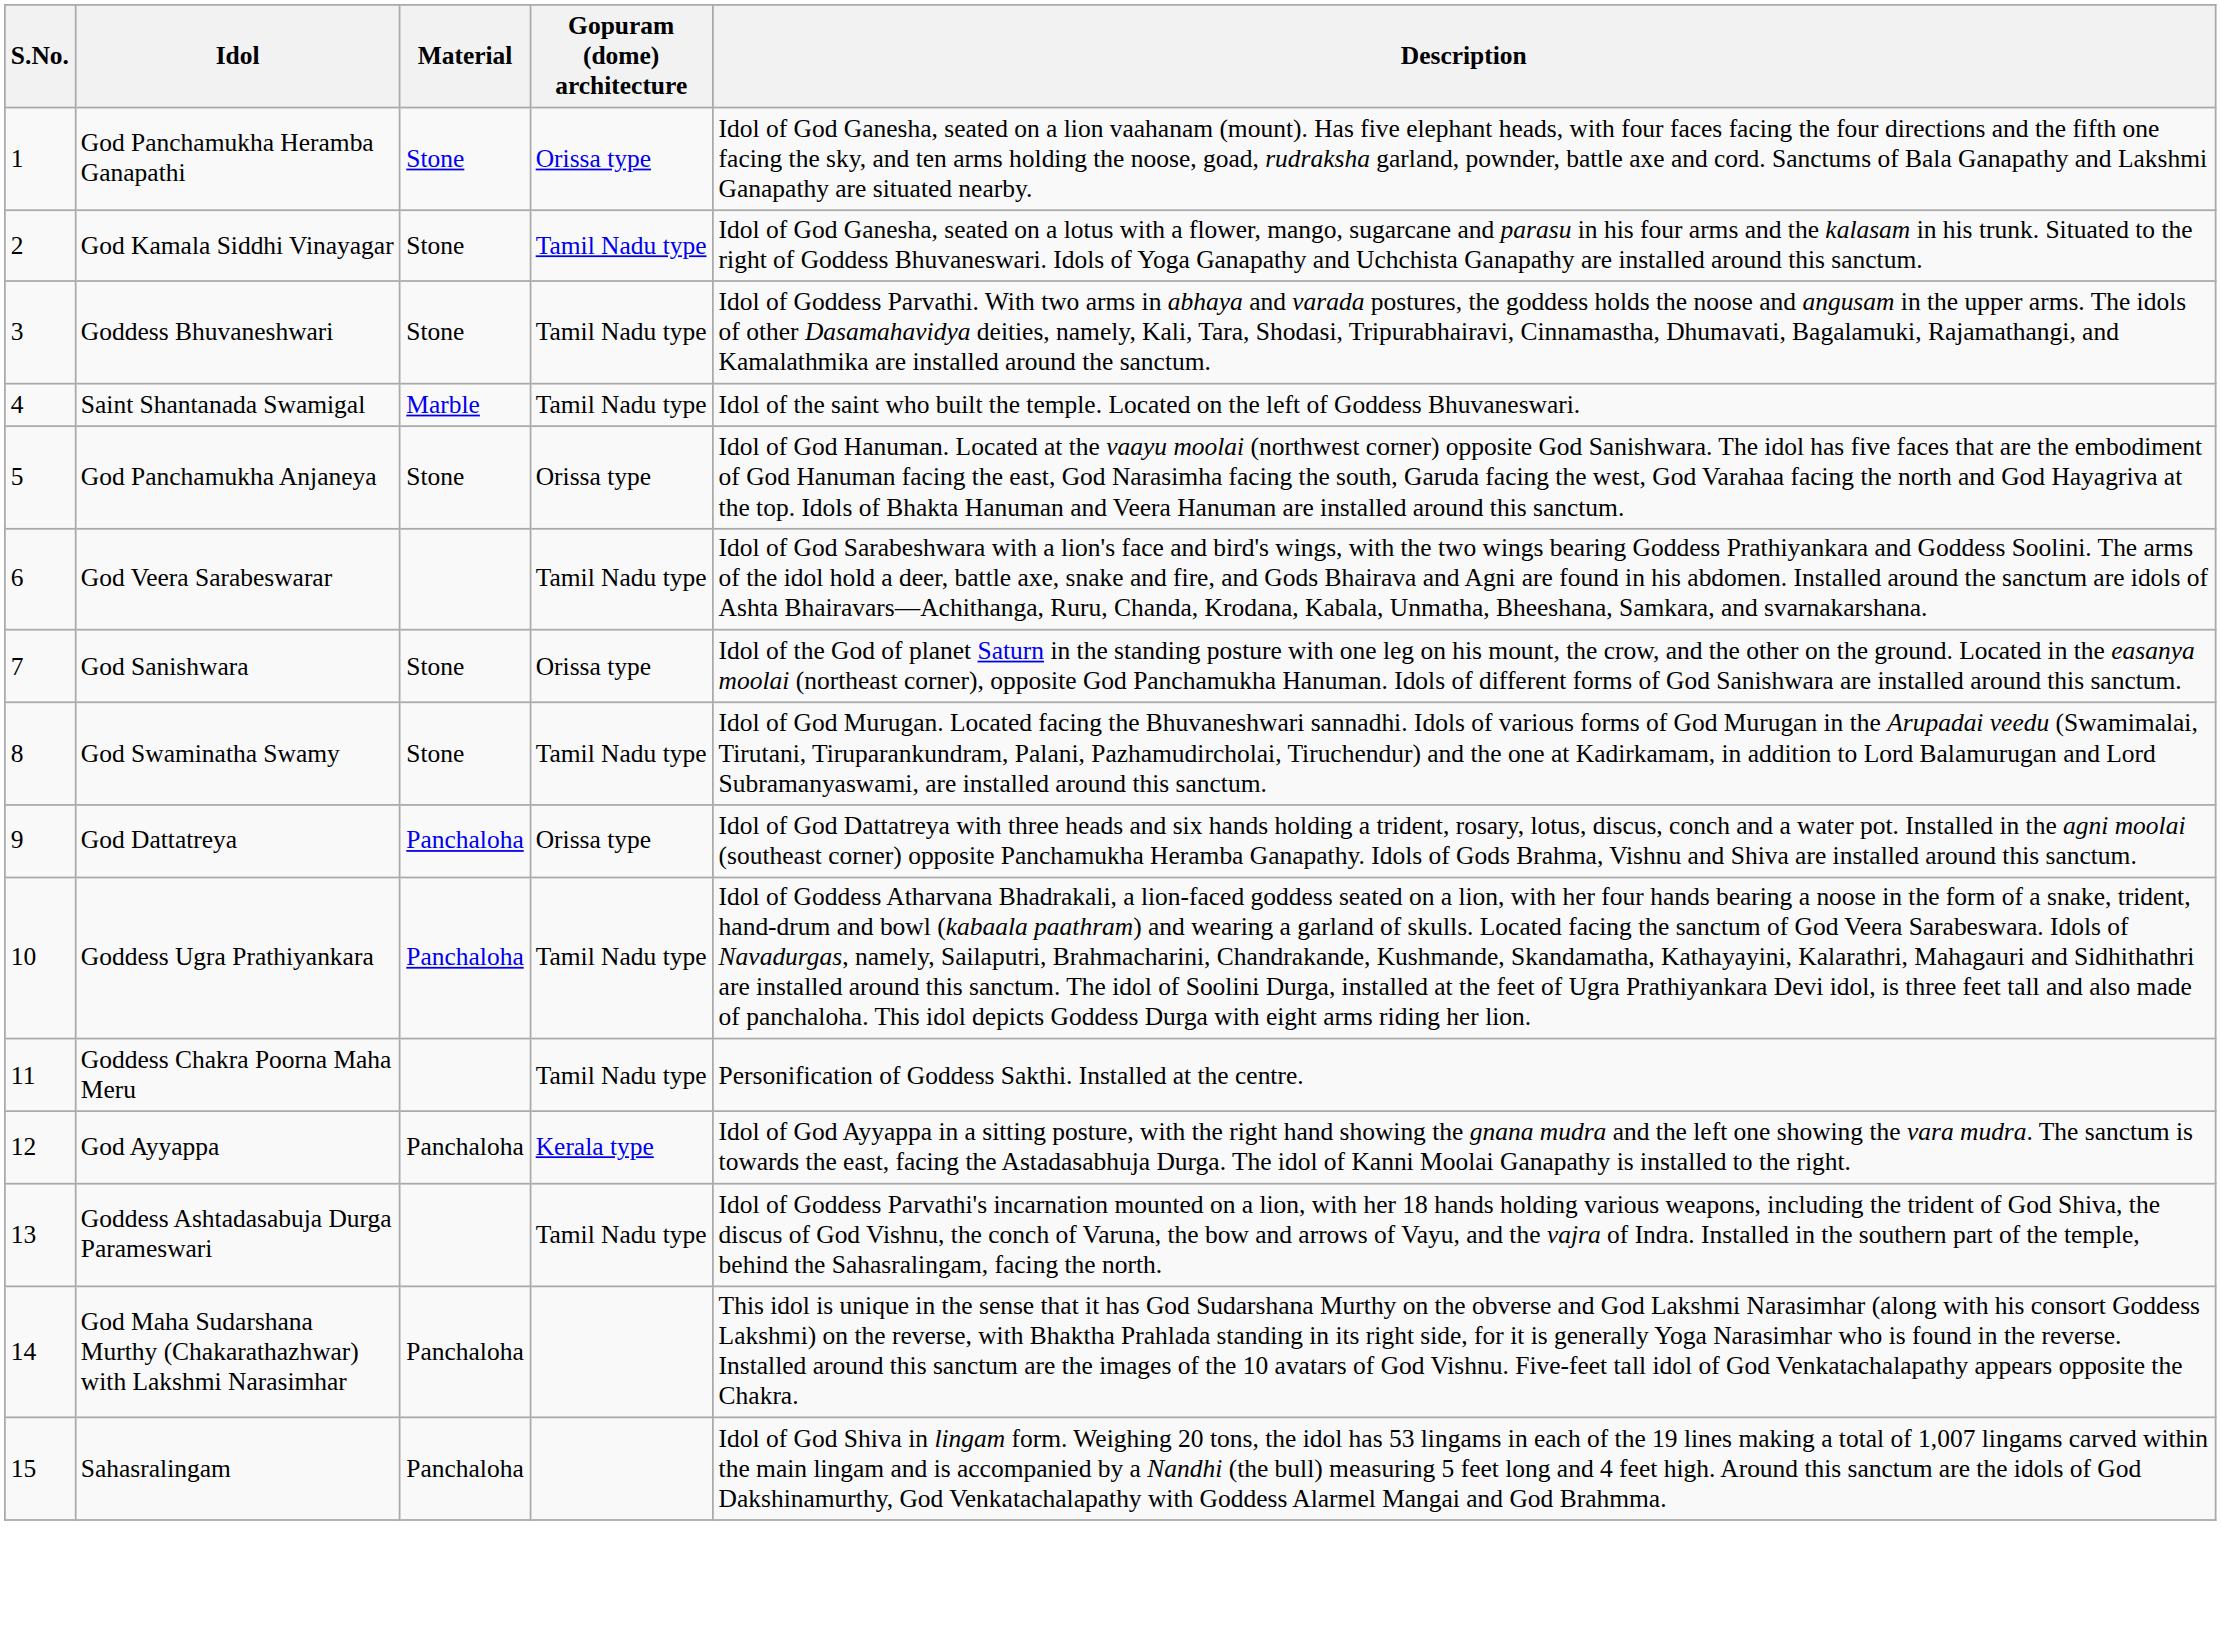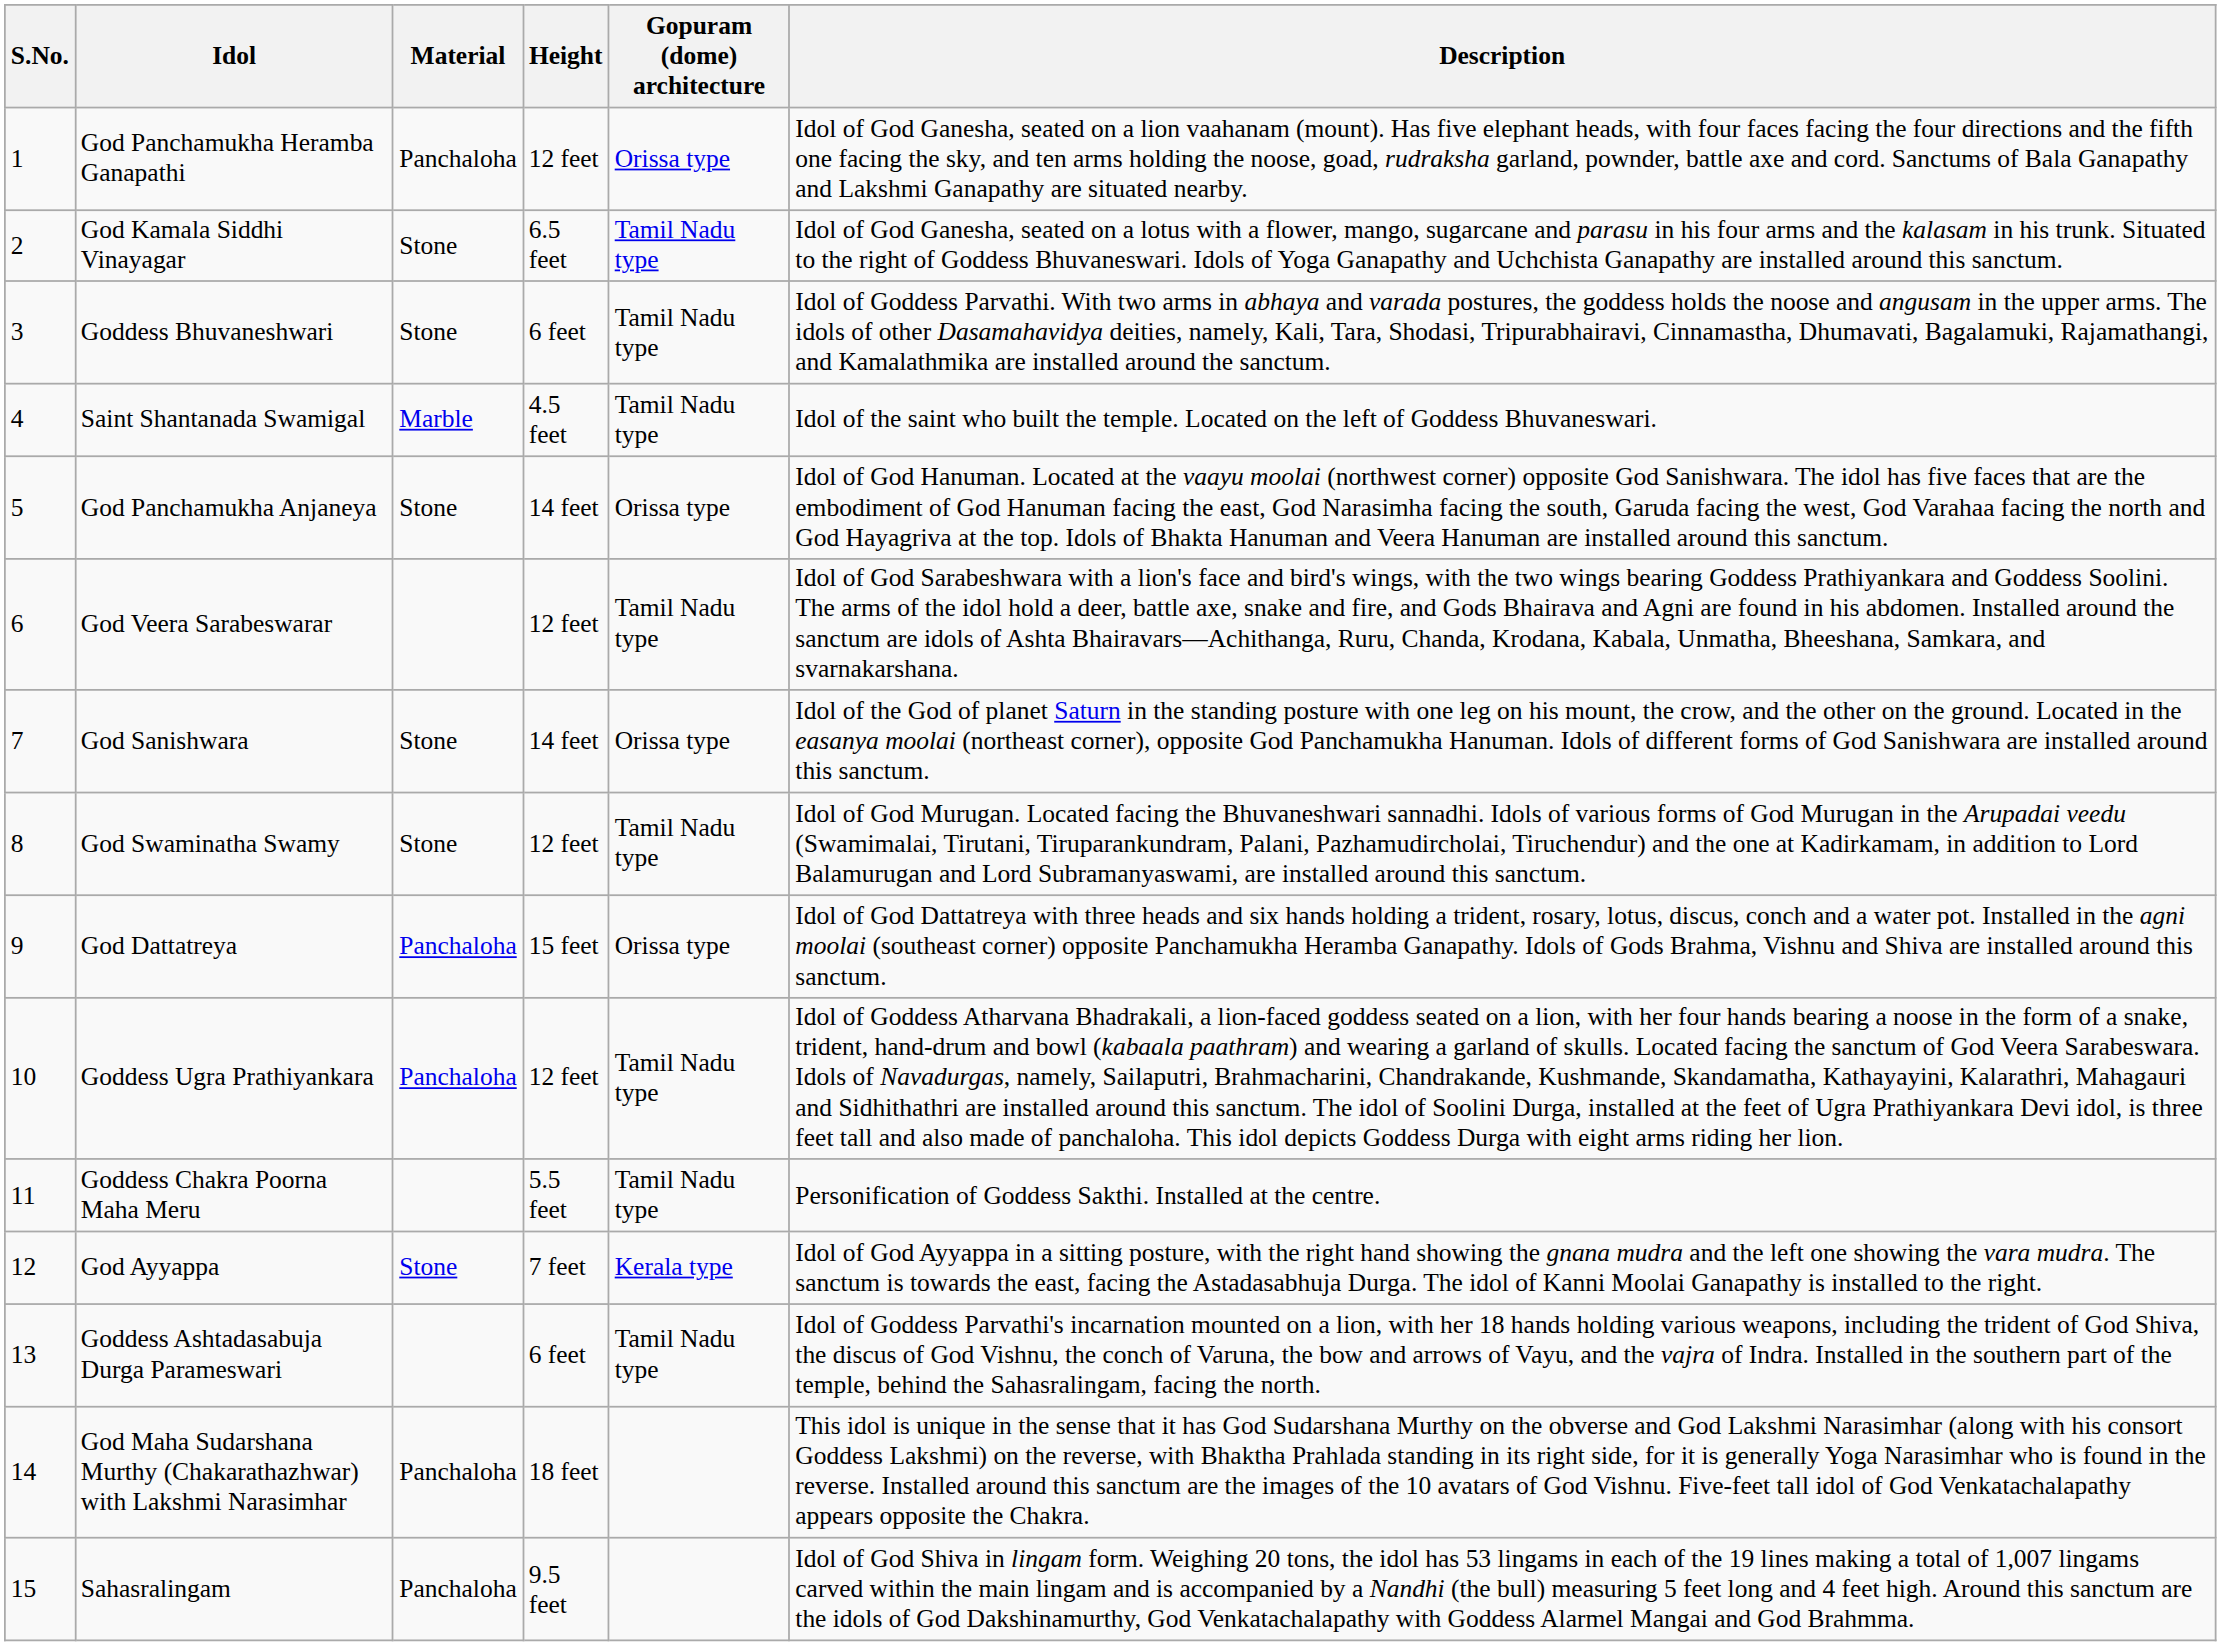+ column: (566, 55)
(435, 158) Stone -> (458, 158) Panchaloha
(465, 1147) Panchaloha -> (428, 1267) Stone
